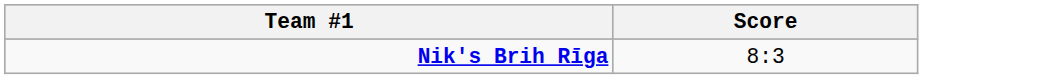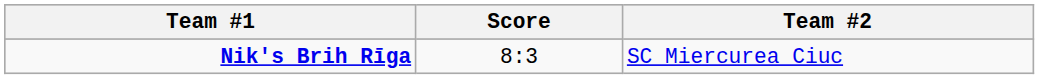+ column: (828, 22)
